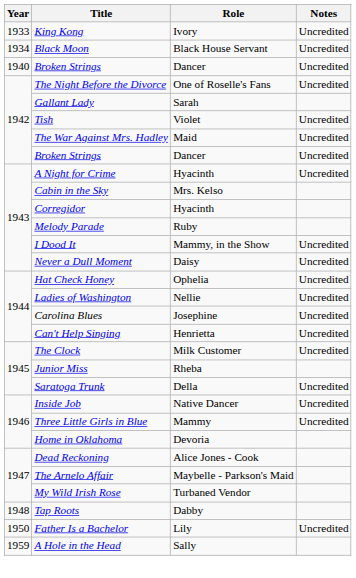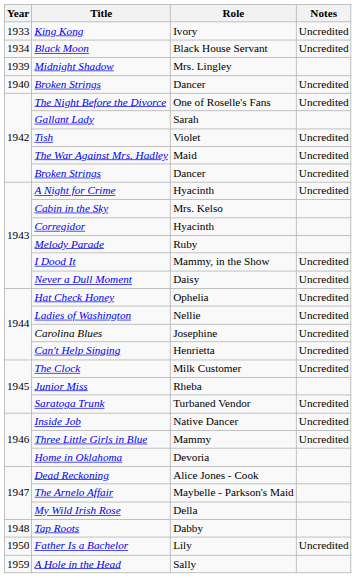+ row: (18, 66)
(185, 386) Della -> (212, 404) Turbaned Vendor
(212, 492) Turbaned Vendor -> (185, 510) Della
